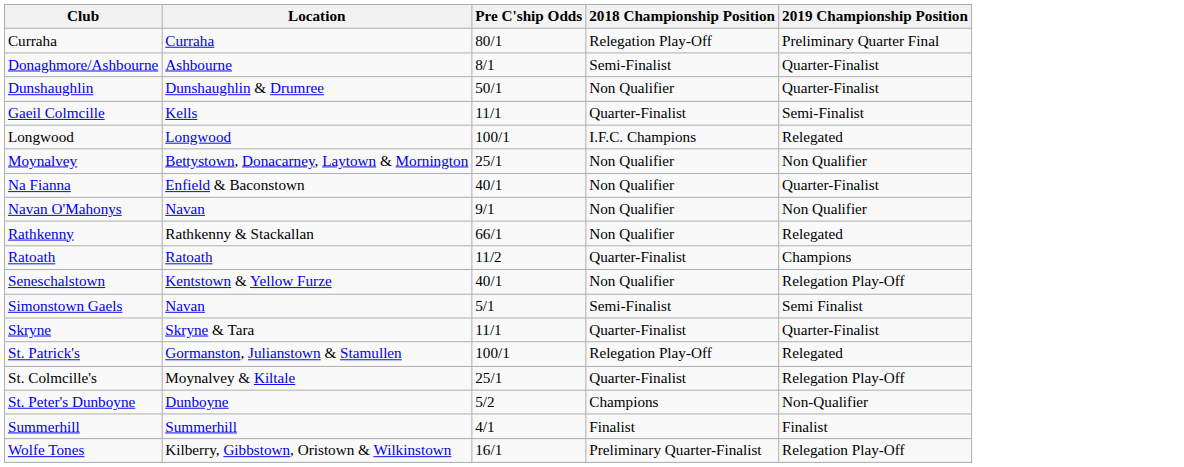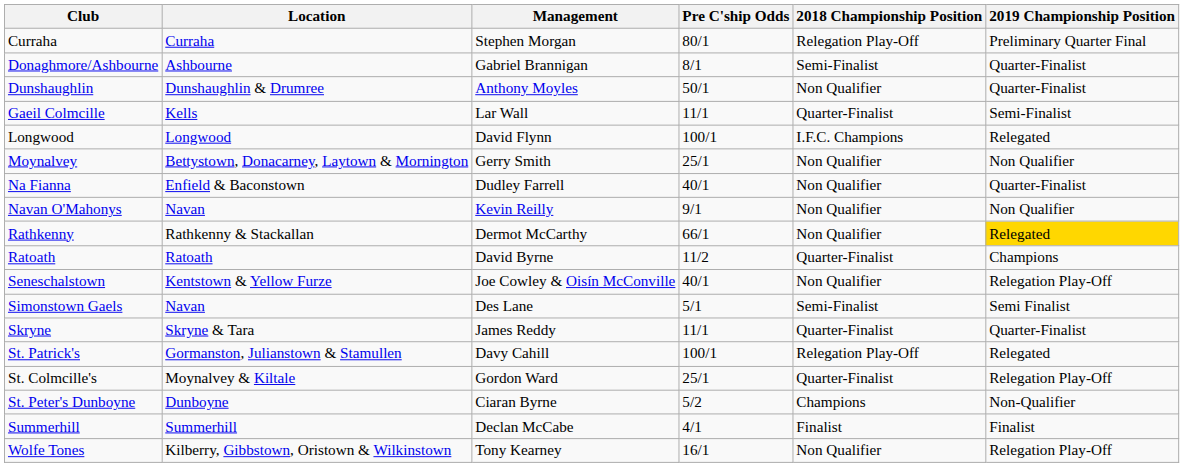+ column: (575, 16)
(812, 233) no background -> (1020, 233) gold background
(675, 450) Preliminary Quarter-Finalist -> (839, 450) Non Qualifier
